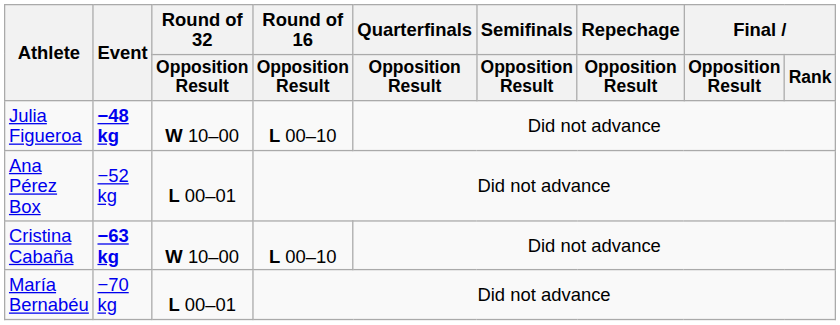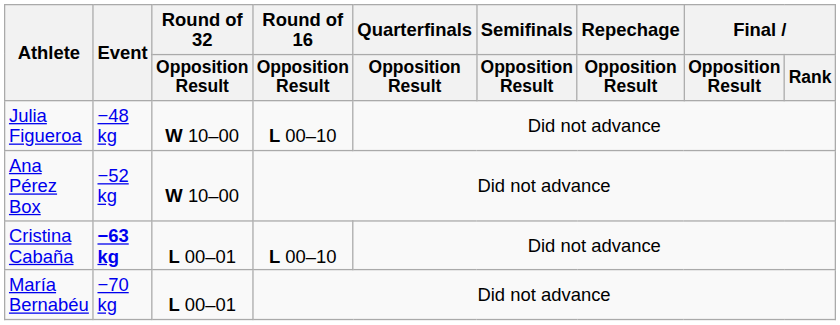(113, 126) bold -> (113, 126) normal
(202, 196) L 00–01 -> (202, 196) W 10–00
(202, 256) W 10–00 -> (202, 256) L 00–01
